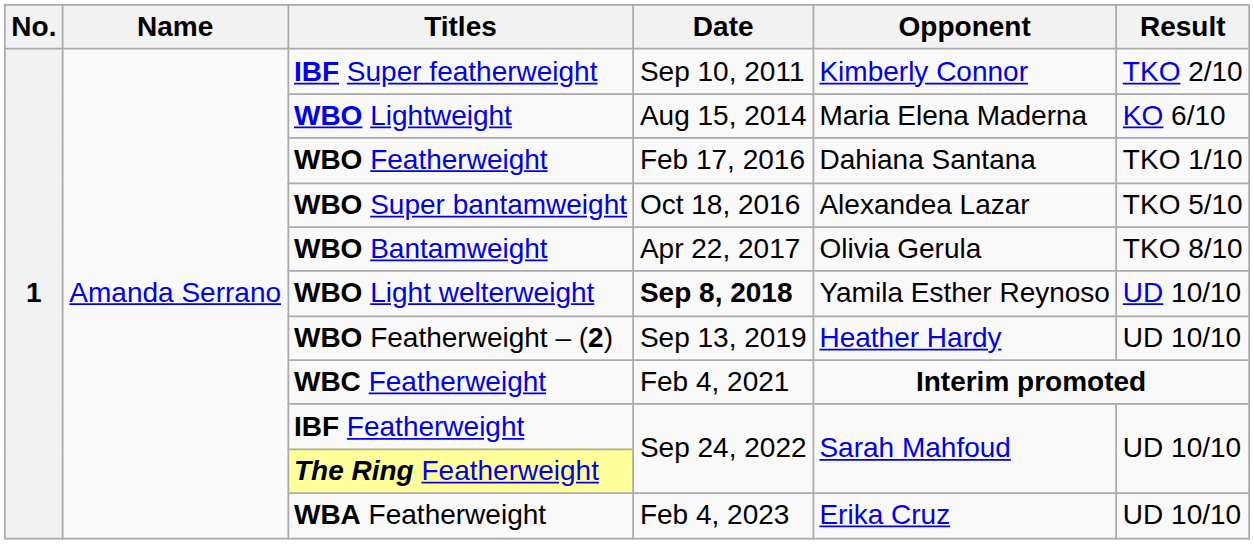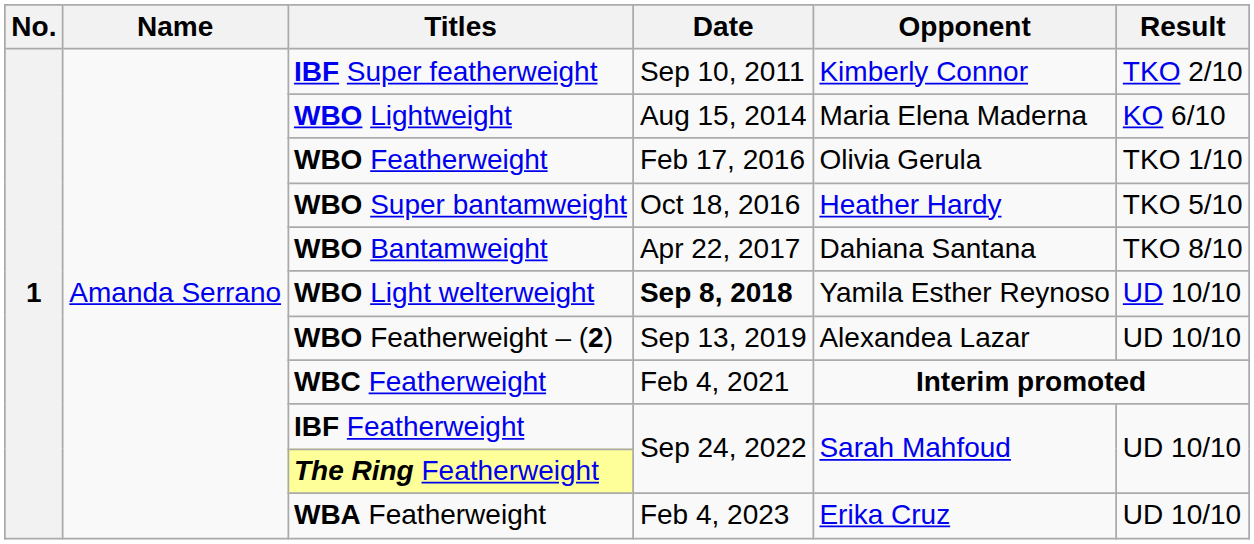(928, 159) Dahiana Santana -> (900, 159) Olivia Gerula
(925, 204) Alexandea Lazar -> (910, 204) Heather Hardy
(900, 248) Olivia Gerula -> (928, 248) Dahiana Santana
(910, 337) Heather Hardy -> (925, 337) Alexandea Lazar
